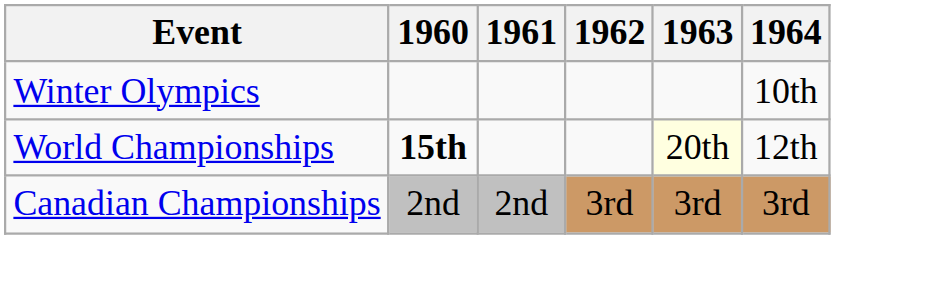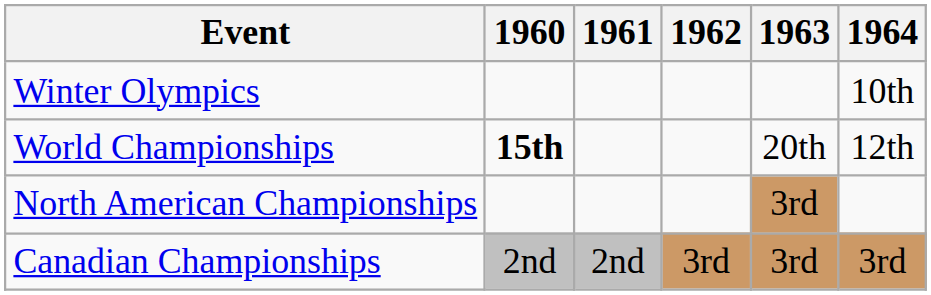(698, 146) lightyellow background -> (794, 146) no background
+ row: (245, 203)
